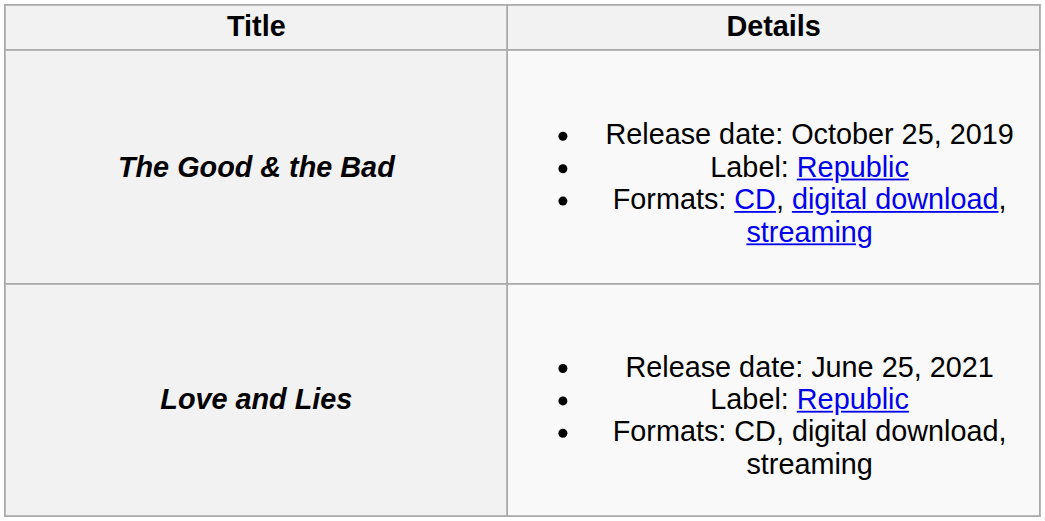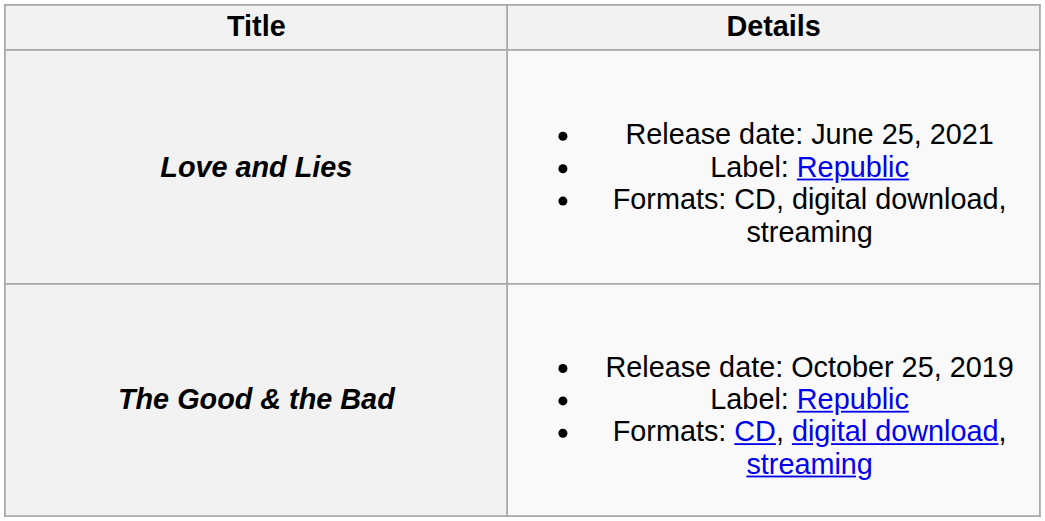rows swapped: (256, 166) <-> (256, 399)
